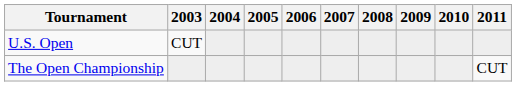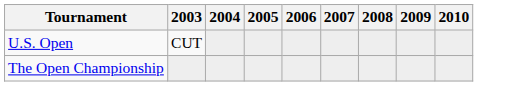- column: (492, 17)
